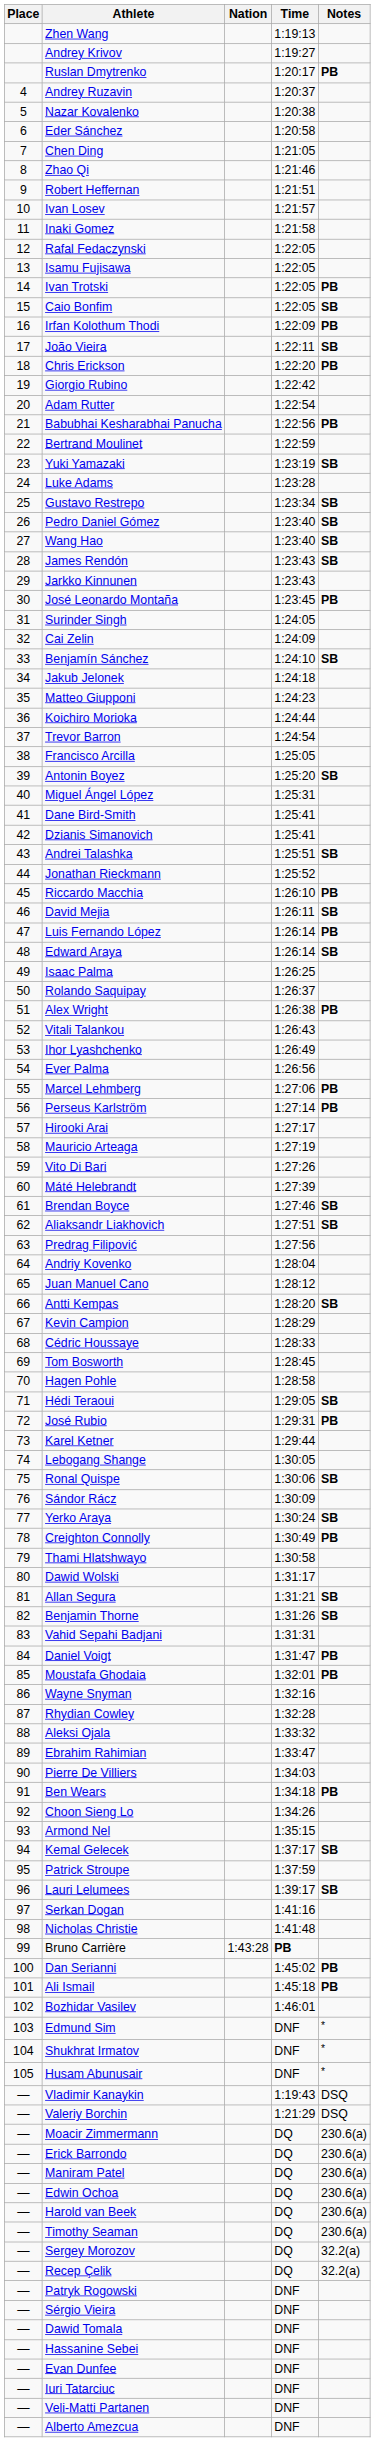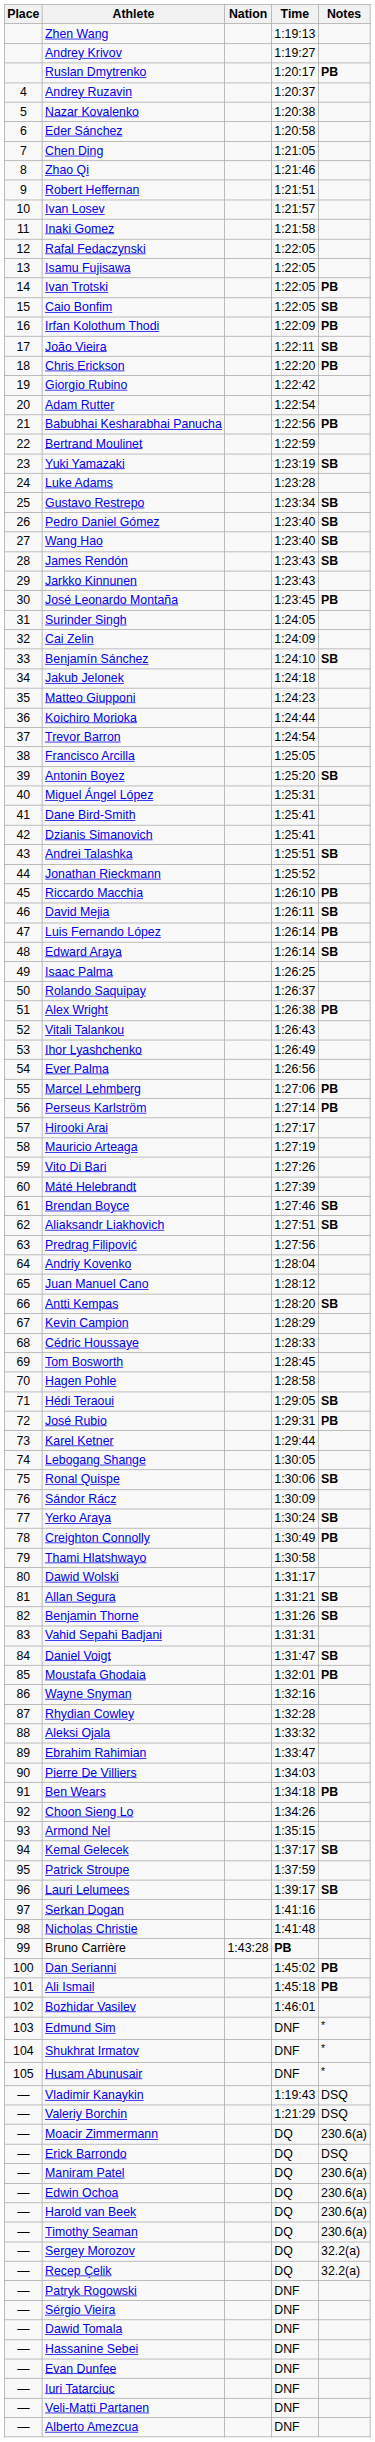(330, 1655) PB -> (330, 1655) SB
(344, 2153) 230.6(a) -> (334, 2153) DSQ
